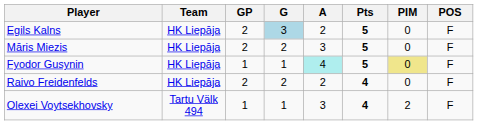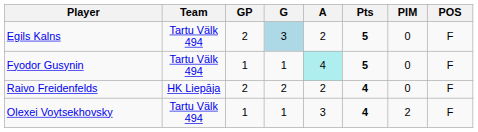(194, 30) HK Liepāja -> (194, 36) Tartu Välk 494
- row: (37, 47)
(194, 64) HK Liepāja -> (194, 65) Tartu Välk 494
(408, 64) khaki background -> (408, 65) no background
